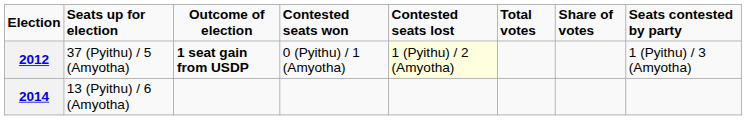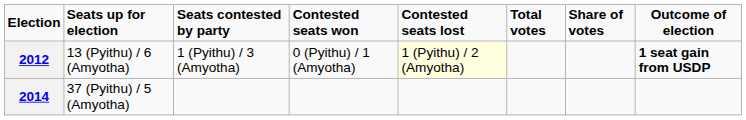columns swapped: (681, 22) <-> (227, 22)
(109, 59) 37 (Pyithu) / 5 (Amyotha) -> (109, 59) 13 (Pyithu) / 6 (Amyotha)
(109, 96) 13 (Pyithu) / 6 (Amyotha) -> (109, 96) 37 (Pyithu) / 5 (Amyotha)
